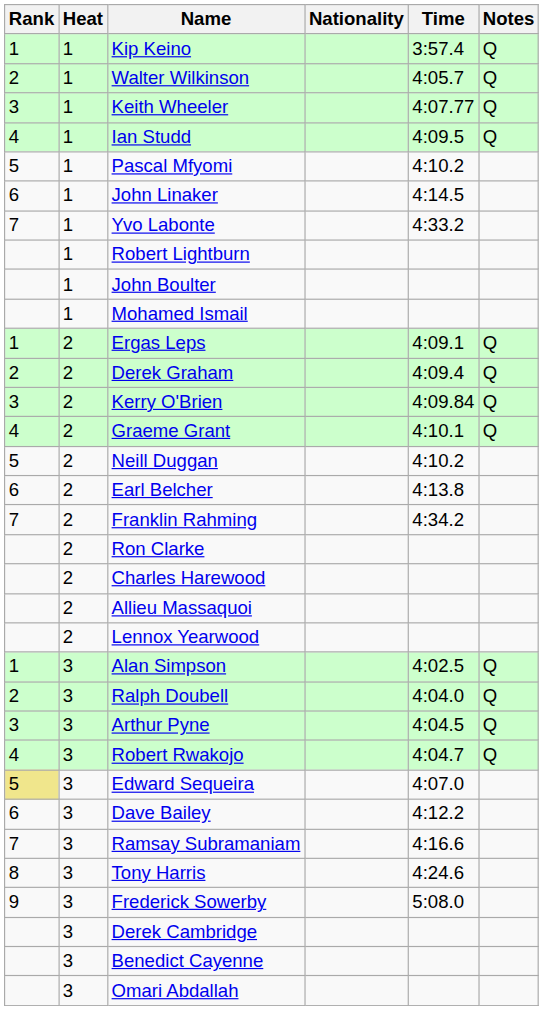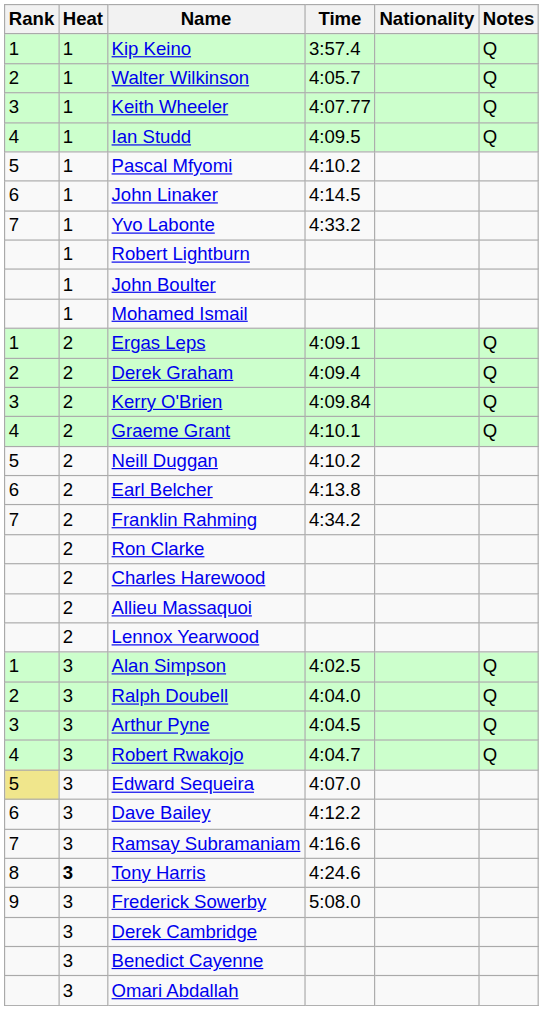columns swapped: (356, 19) <-> (443, 19)
(68, 872) normal -> (68, 872) bold
